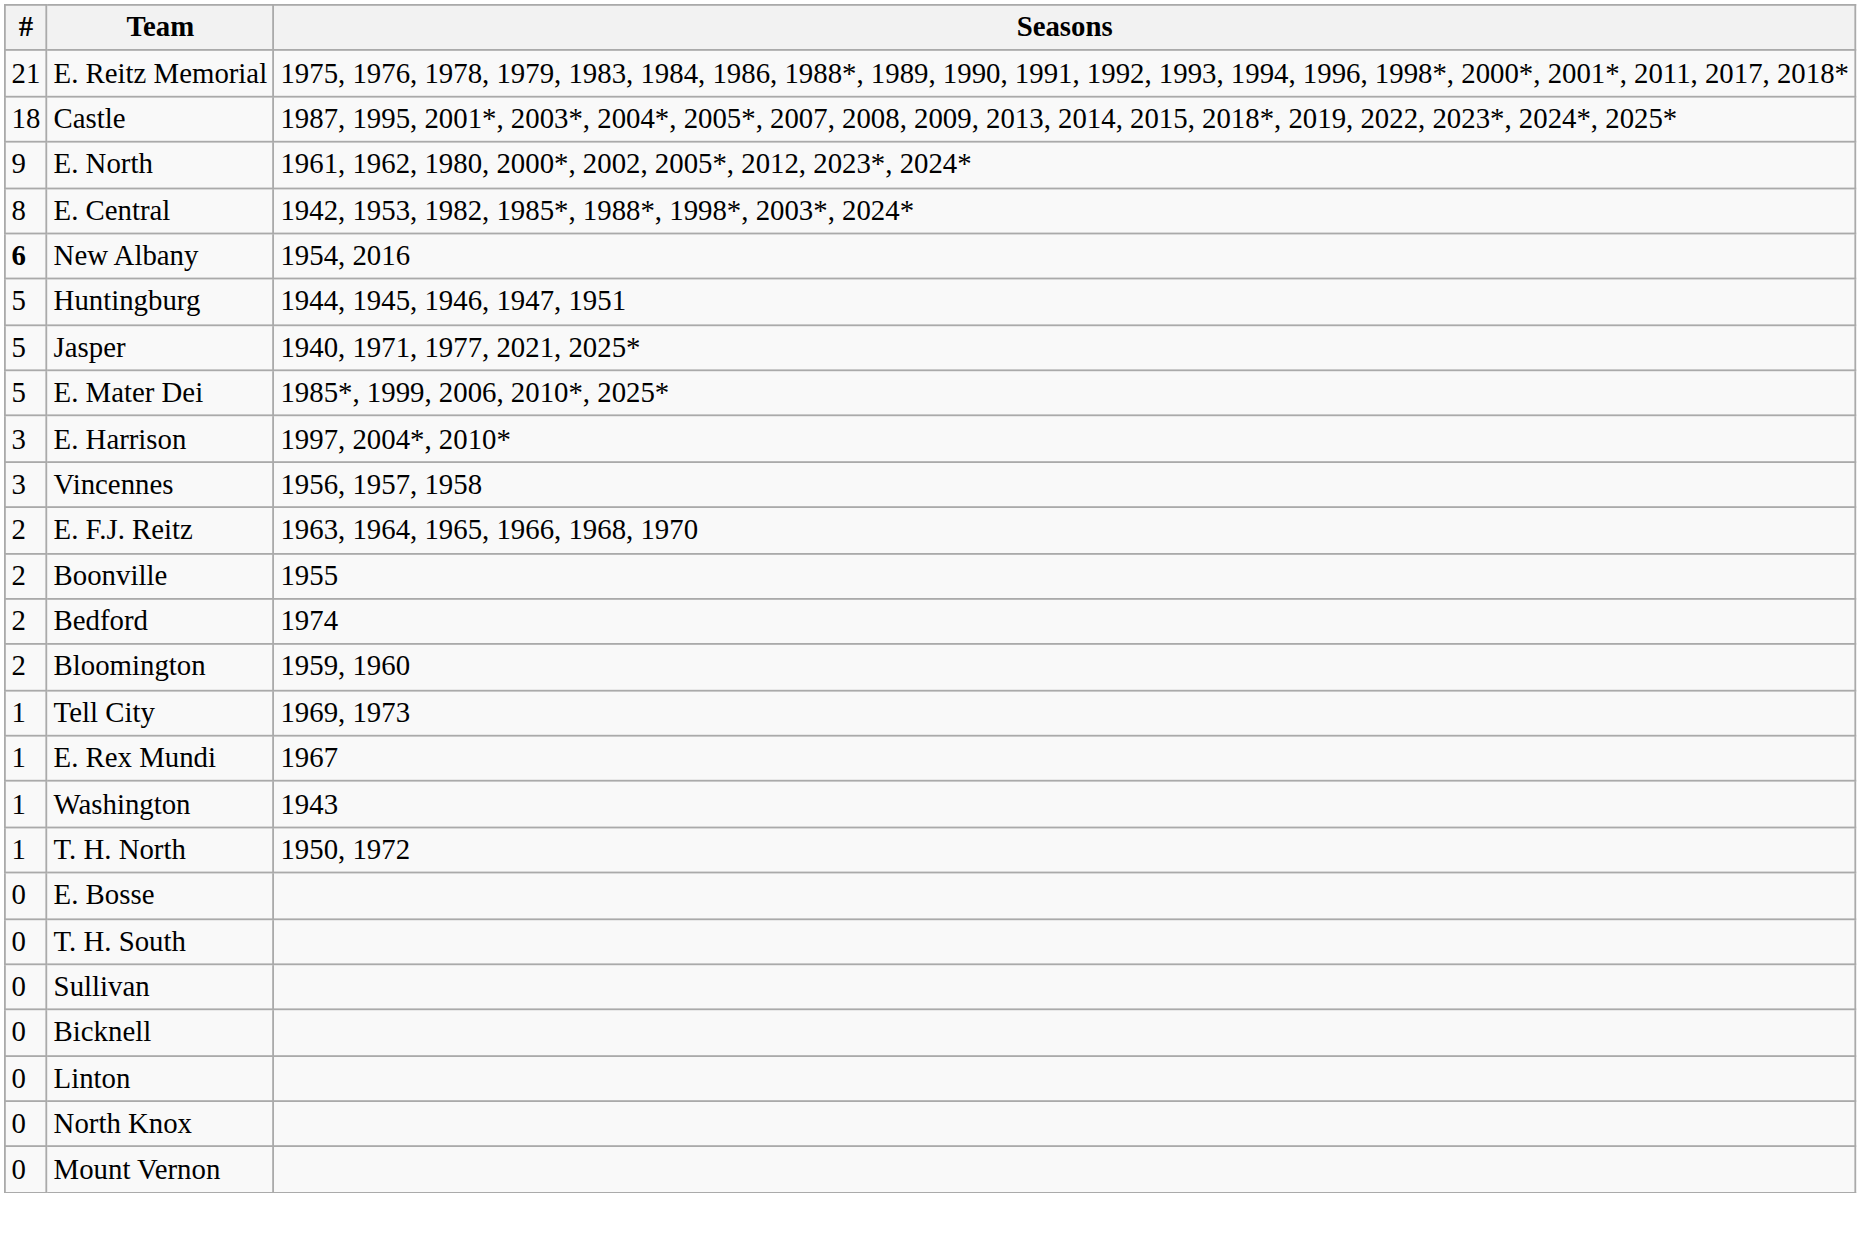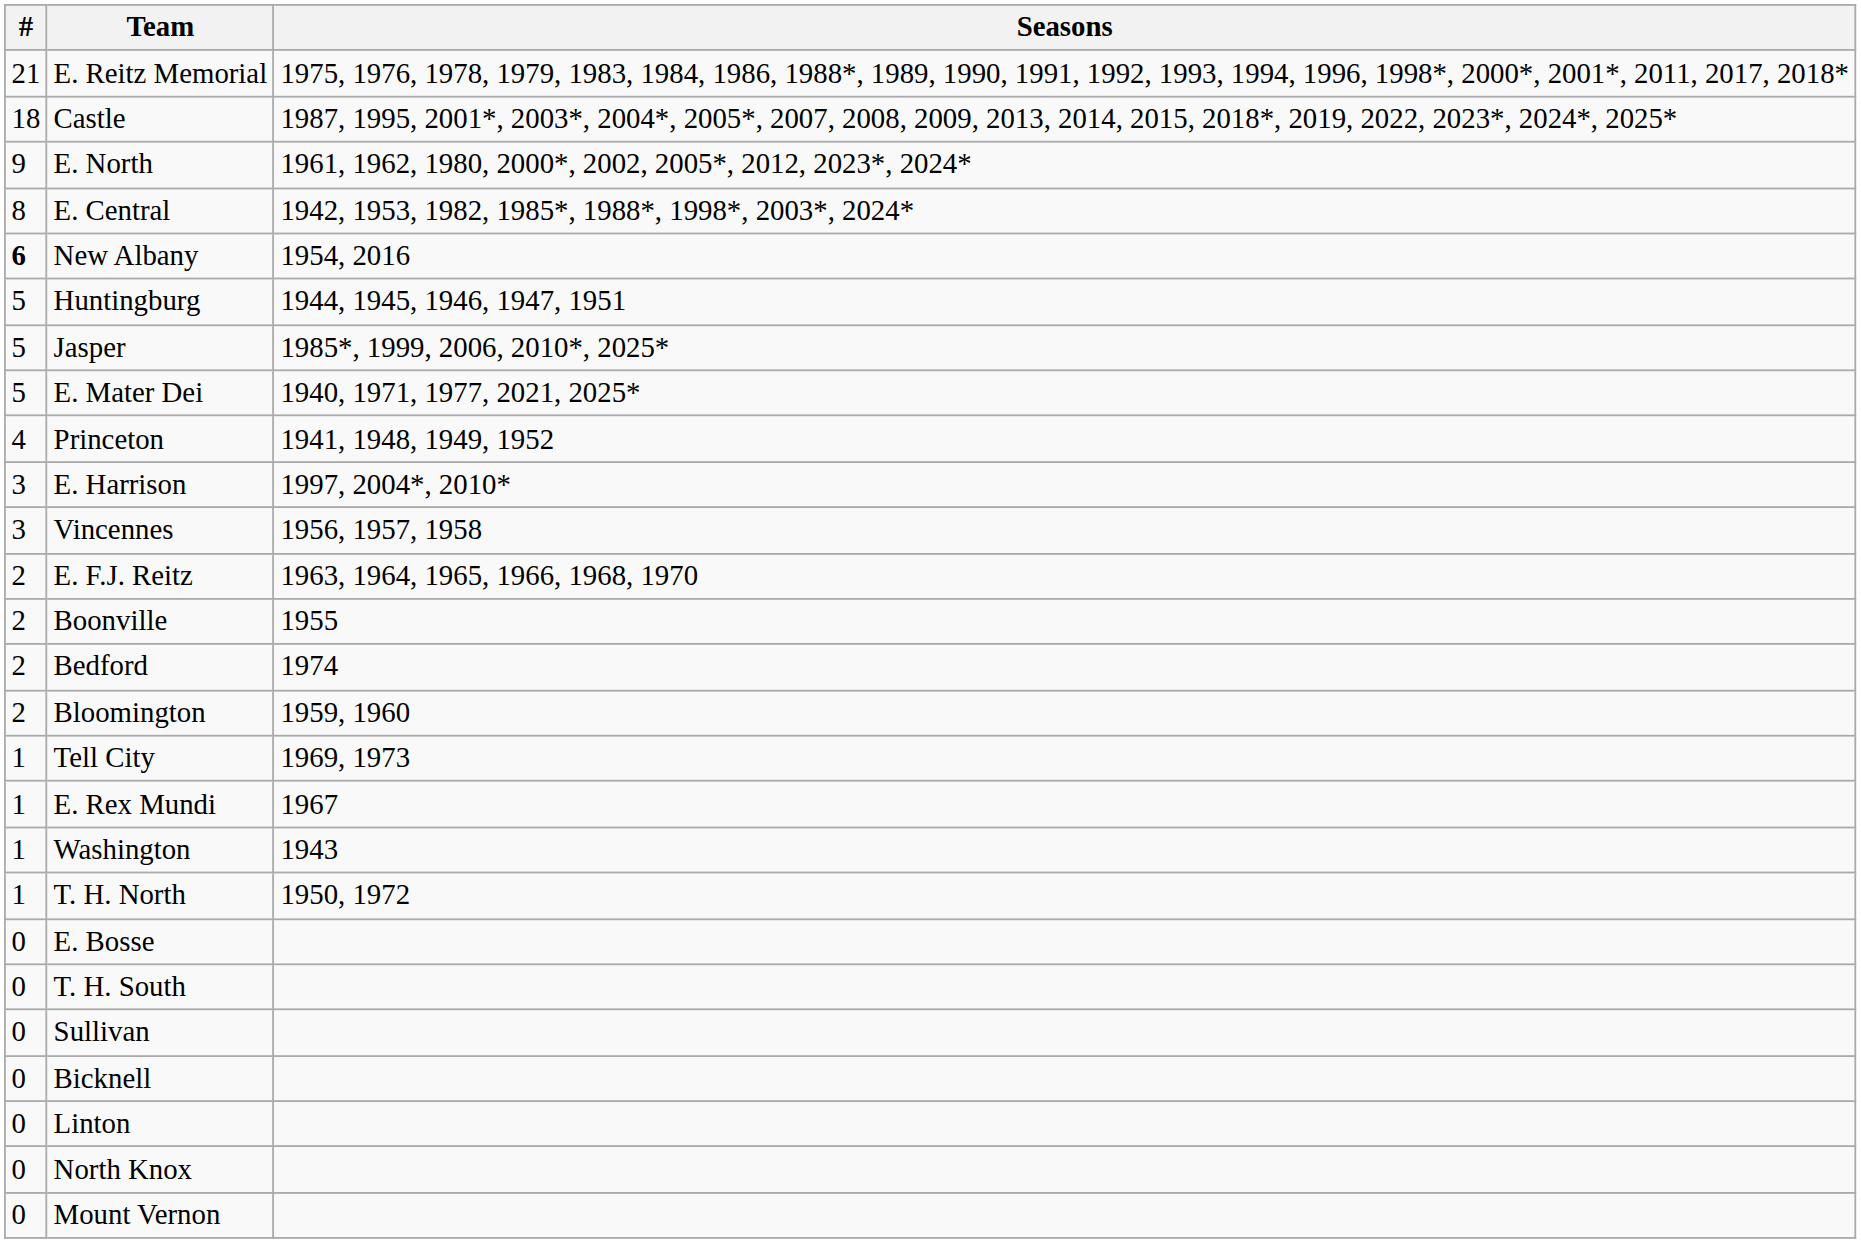(460, 347) 1940, 1971, 1977, 2021, 2025* -> (475, 347) 1985*, 1999, 2006, 2010*, 2025*
(475, 392) 1985*, 1999, 2006, 2010*, 2025* -> (460, 392) 1940, 1971, 1977, 2021, 2025*
+ row: (109, 438)
